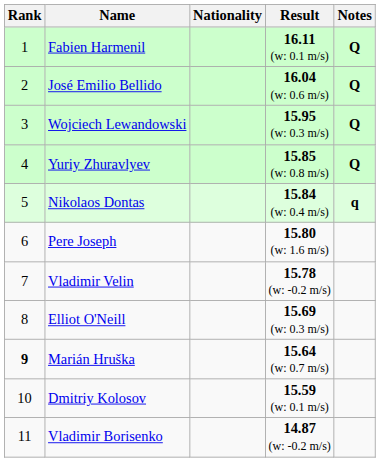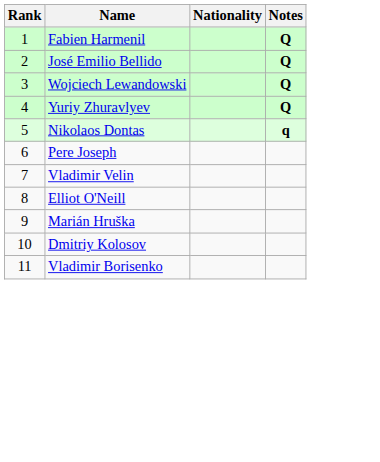- column: (300, 15)
(25, 359) bold -> (25, 221) normal
